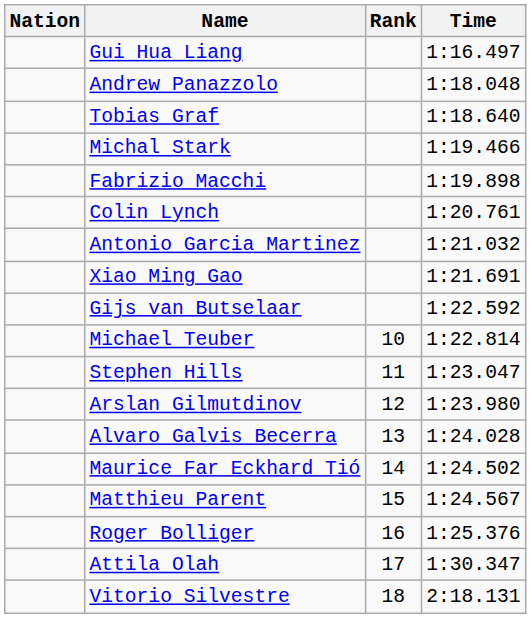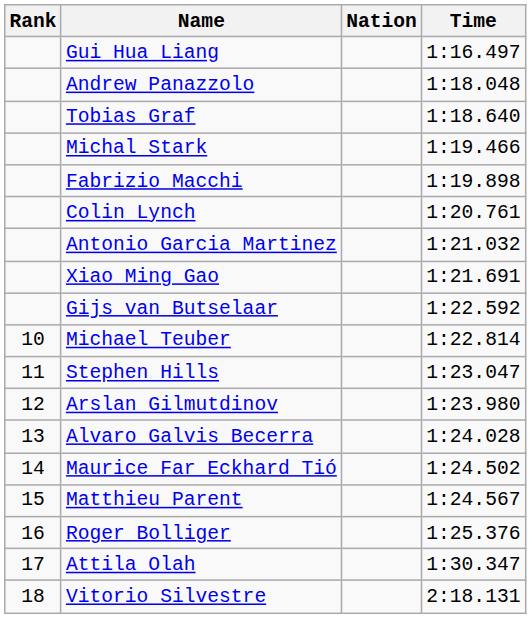columns swapped: (393, 21) <-> (45, 21)
